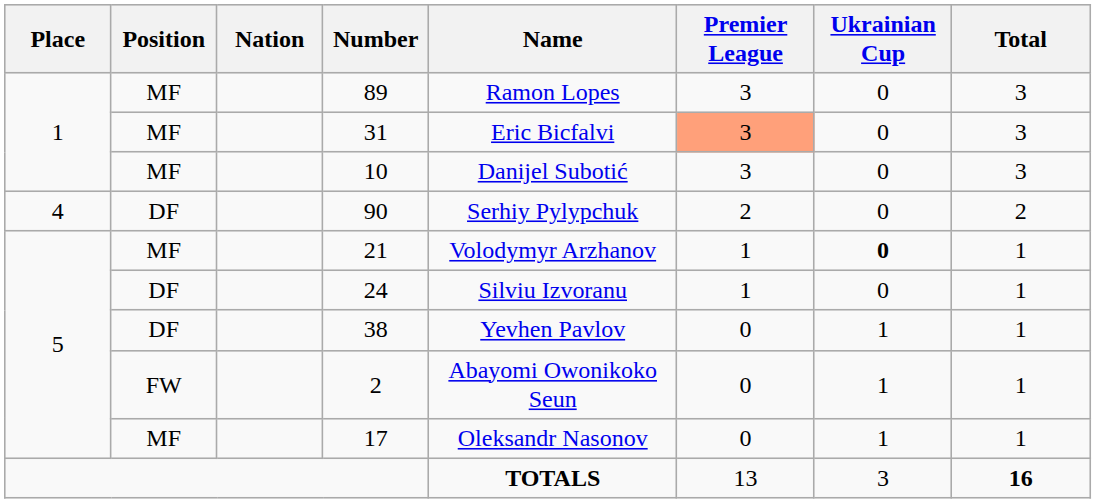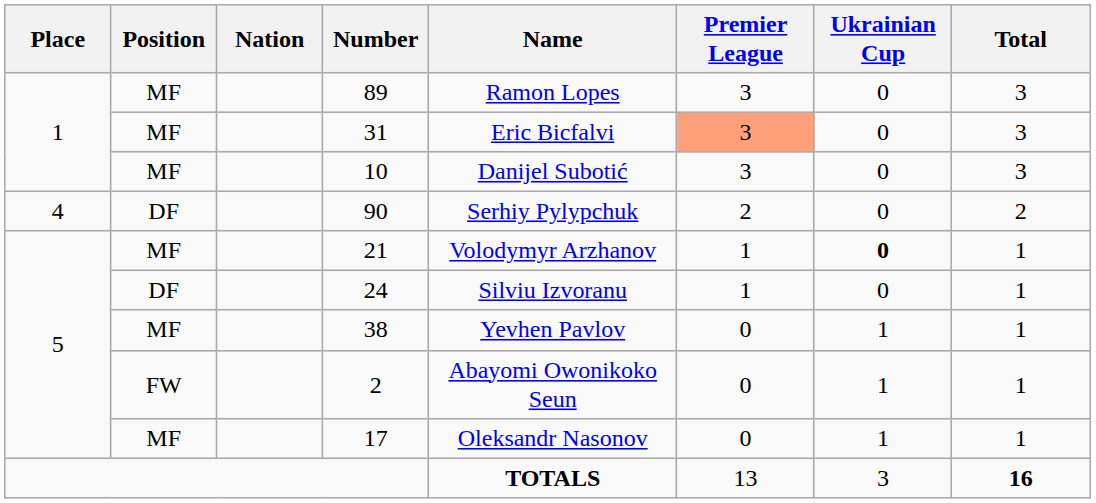(164, 330) DF -> (164, 330) MF
